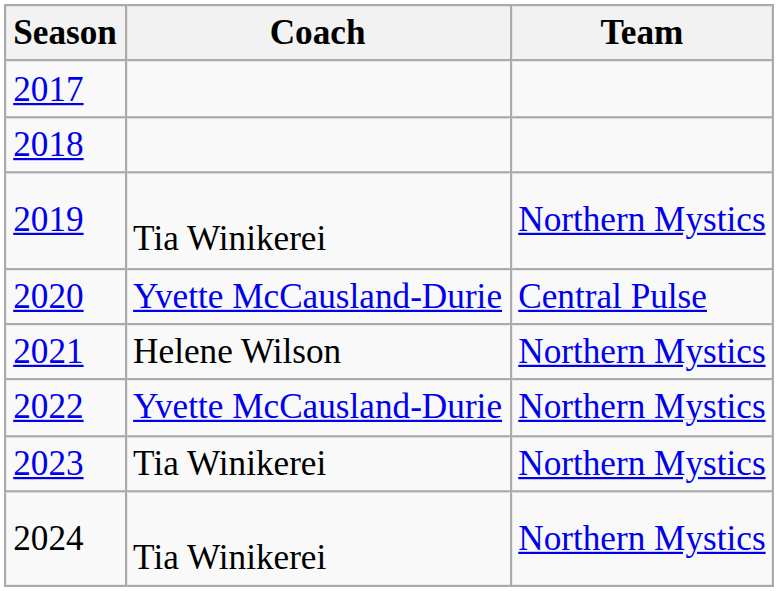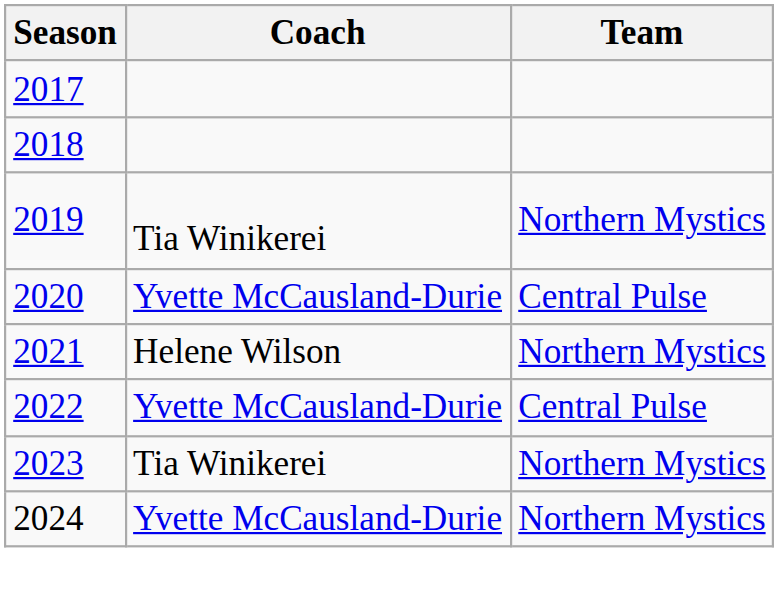(642, 406) Northern Mystics -> (613, 406) Central Pulse
(230, 558) Tia Winikerei -> (318, 518) Yvette McCausland-Durie
